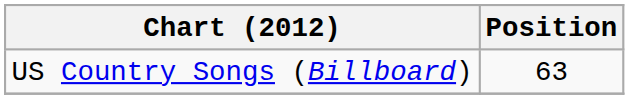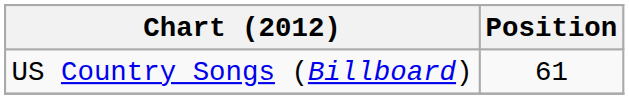(551, 72) 63 -> (551, 72) 61
